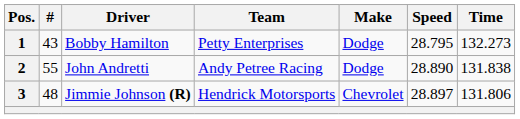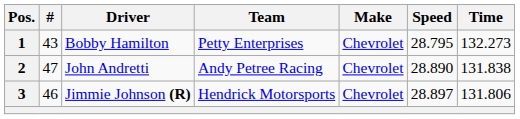(363, 43) Dodge -> (373, 43) Chevrolet
(50, 68) 55 -> (50, 68) 47
(363, 68) Dodge -> (373, 68) Chevrolet
(50, 94) 48 -> (50, 94) 46
